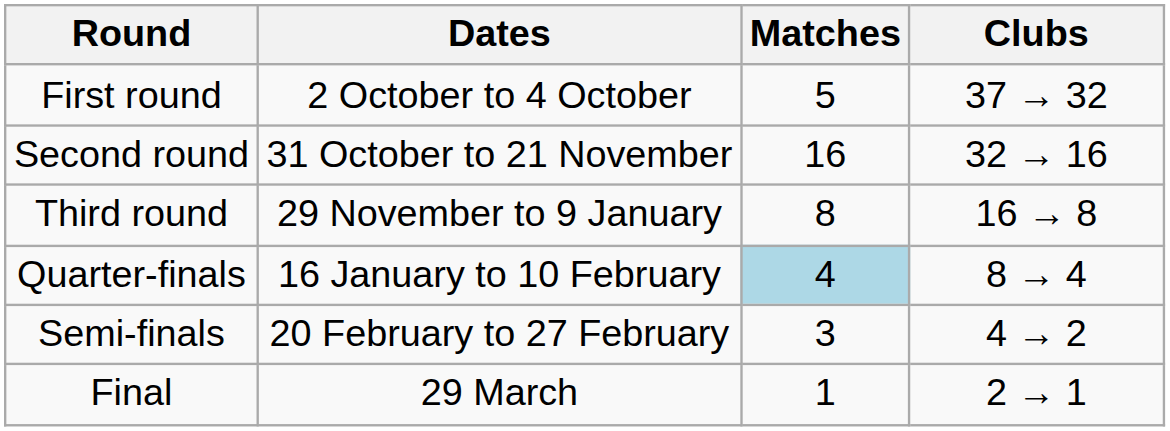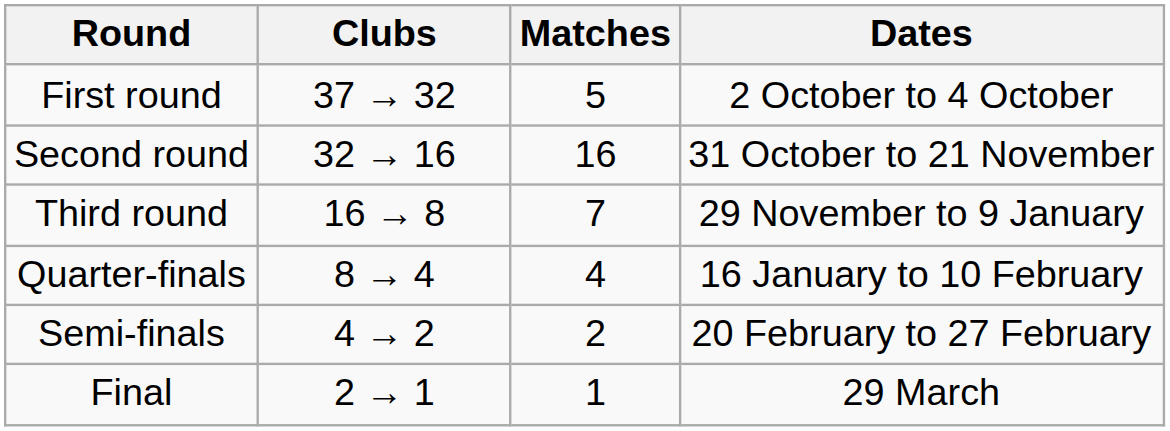columns swapped: (499, 34) <-> (1036, 34)
(825, 214) 8 -> (595, 214) 7
(825, 273) lightblue background -> (595, 273) no background
(825, 333) 3 -> (595, 333) 2
